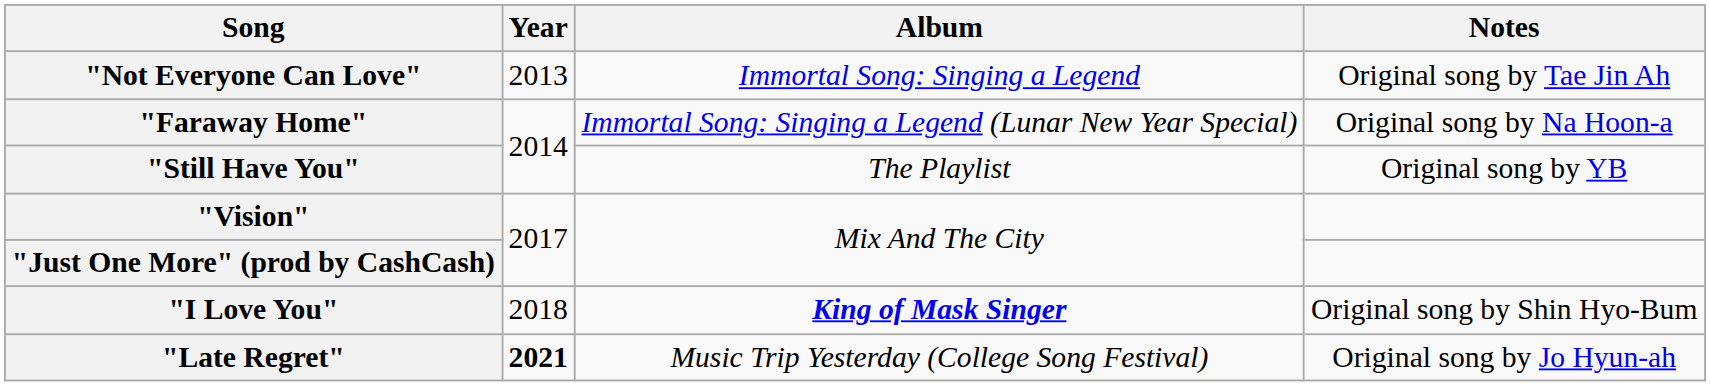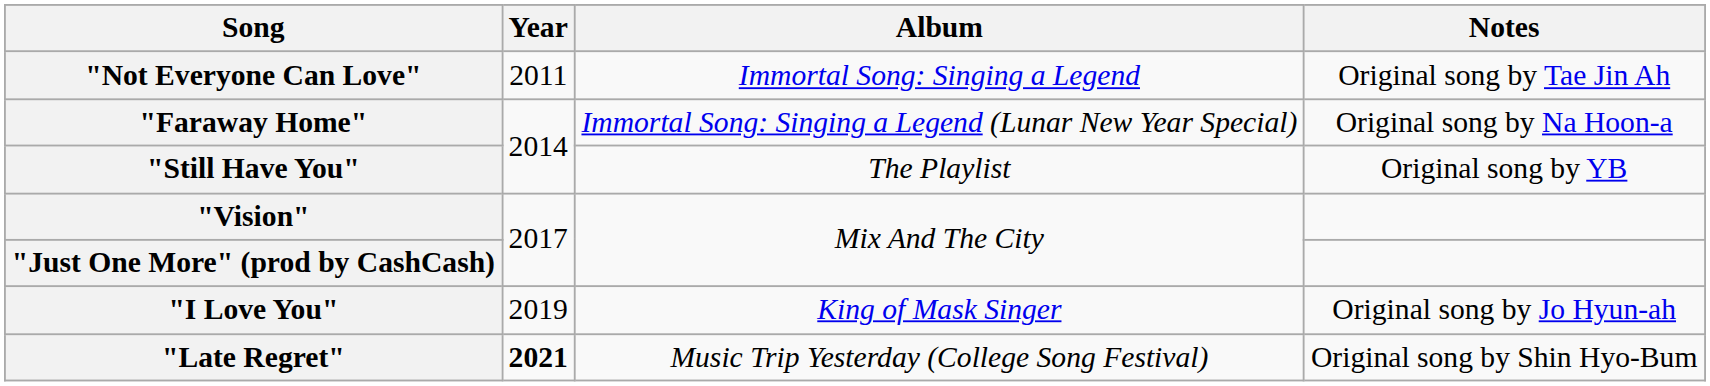(538, 74) 2013 -> (538, 74) 2011
(538, 309) 2018 -> (538, 309) 2019
(939, 309) bold -> (939, 309) normal
(1504, 309) Original song by Shin Hyo-Bum -> (1504, 309) Original song by Jo Hyun-ah
(1504, 356) Original song by Jo Hyun-ah -> (1504, 356) Original song by Shin Hyo-Bum
